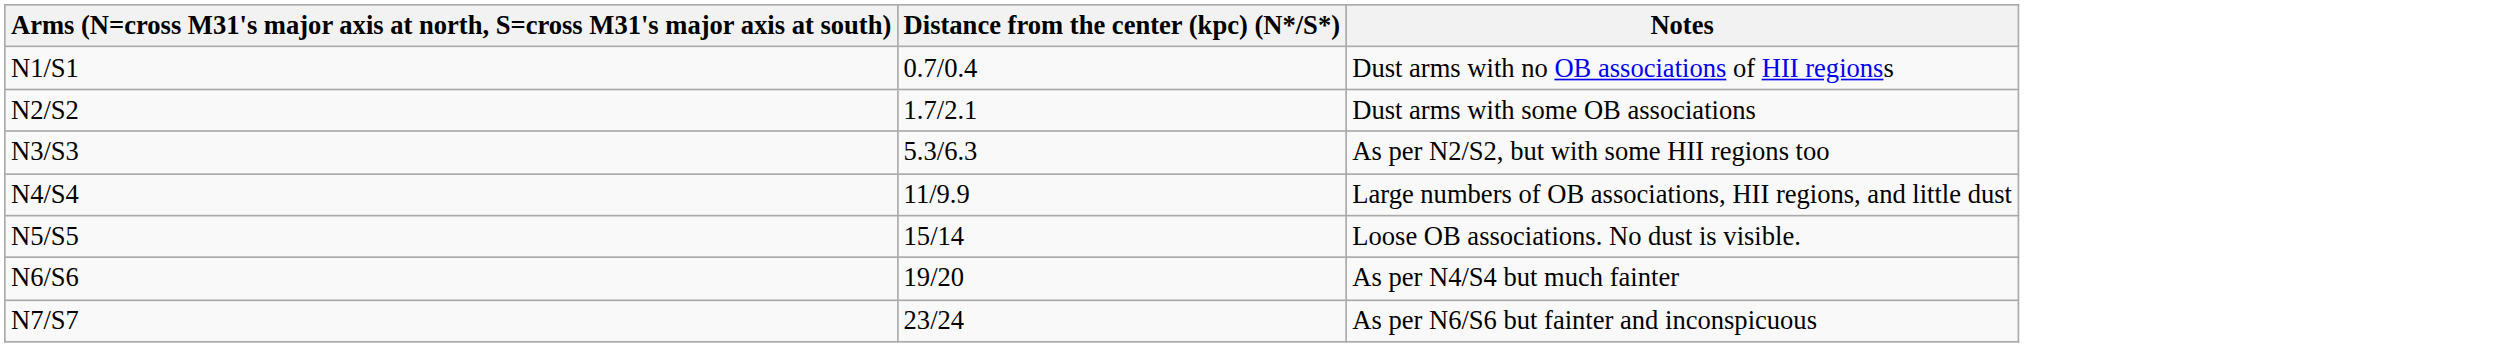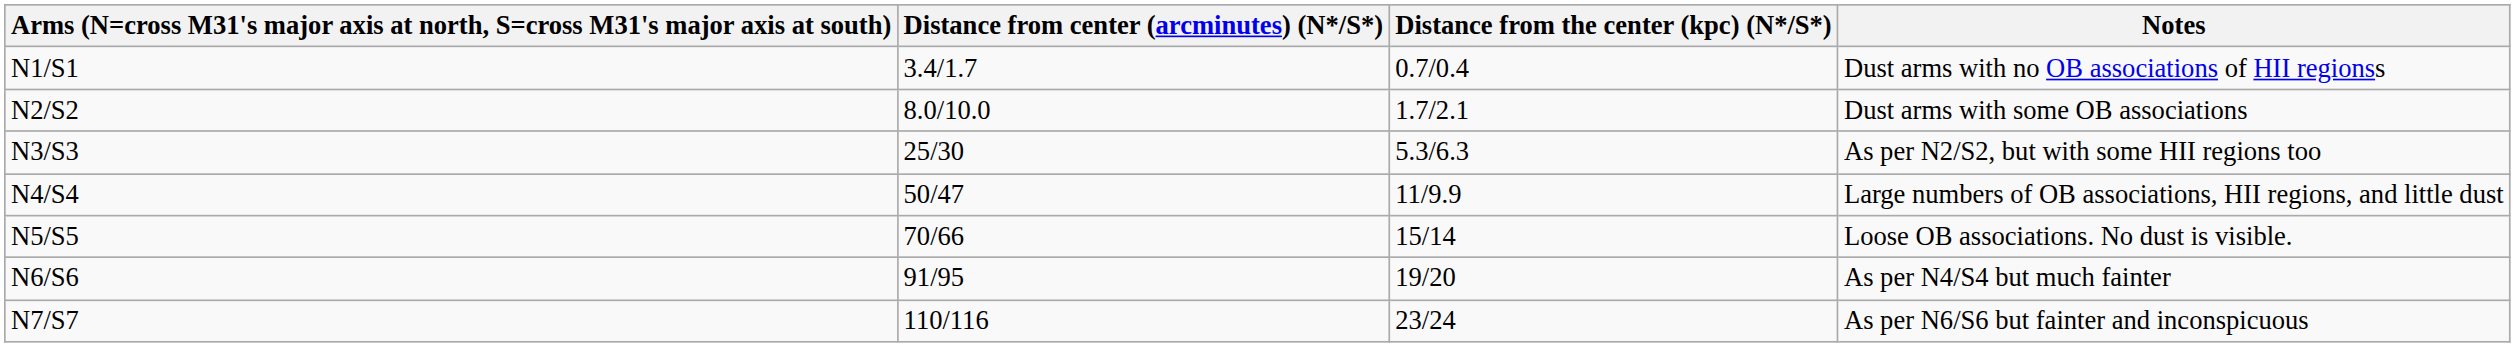+ column: (1143, 25)
